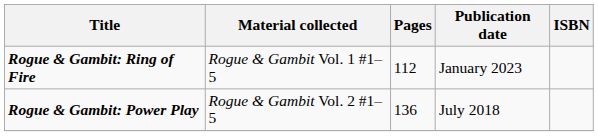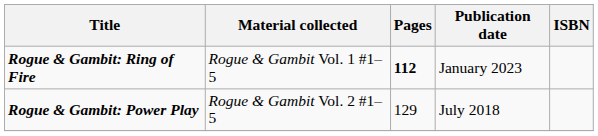(405, 67) normal -> (405, 67) bold
(405, 109) 136 -> (405, 109) 129
